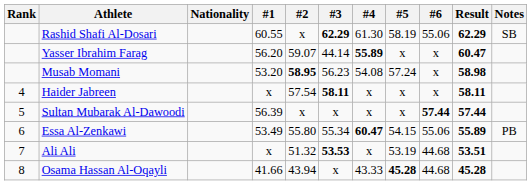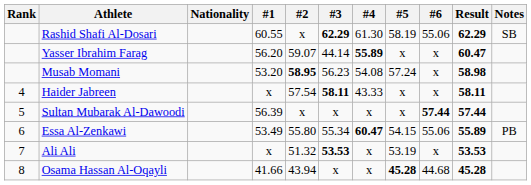(369, 92) x -> (369, 92) 43.33
(436, 151) 44.68 -> (436, 151) x
(472, 151) 53.51 -> (472, 151) 53.53
(369, 170) 43.33 -> (369, 170) x
